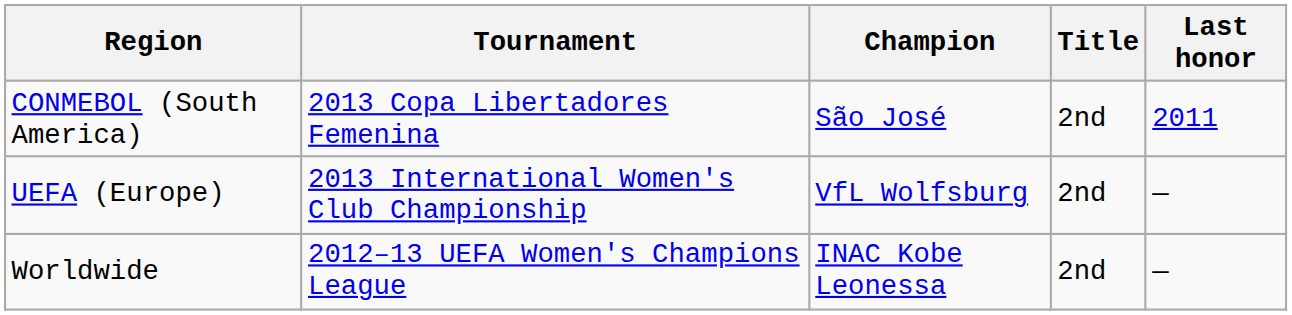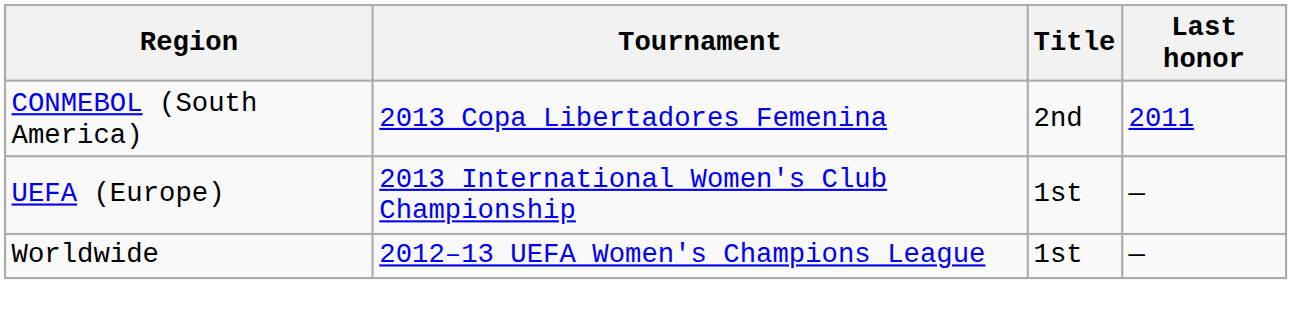- column: (930, 43)
(1082, 195) 2nd -> (1058, 195) 1st
(1082, 271) 2nd -> (1058, 255) 1st
